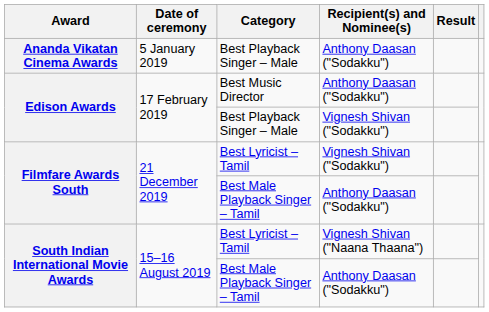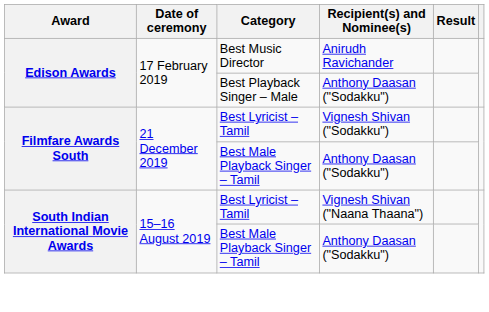- row: (70, 55)
(369, 90) Anthony Daasan ("Sodakku") -> (358, 55) Anirudh Ravichander
(366, 124) Vignesh Shivan ("Sodakku") -> (369, 90) Anthony Daasan ("Sodakku")
